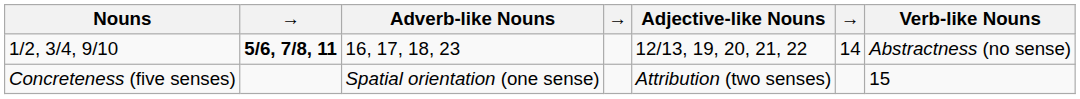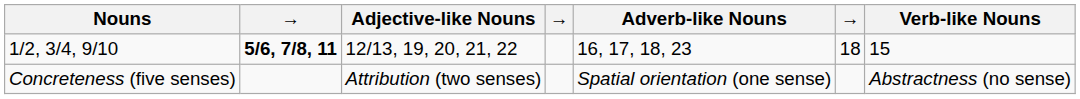columns swapped: (733, 19) <-> (473, 19)
(850, 49) 14 -> (850, 49) 18
(970, 49) Abstractness (no sense) -> (880, 49) 15
(880, 78) 15 -> (970, 78) Abstractness (no sense)
